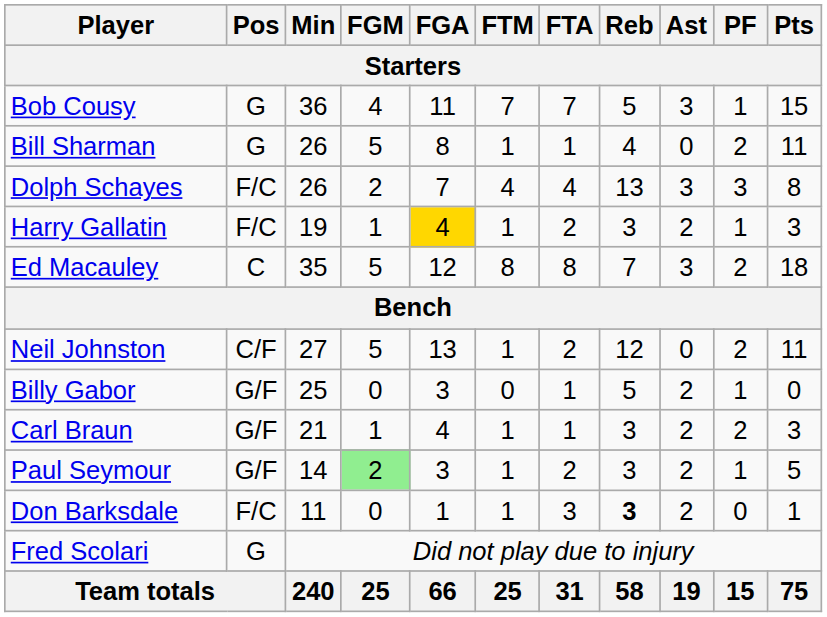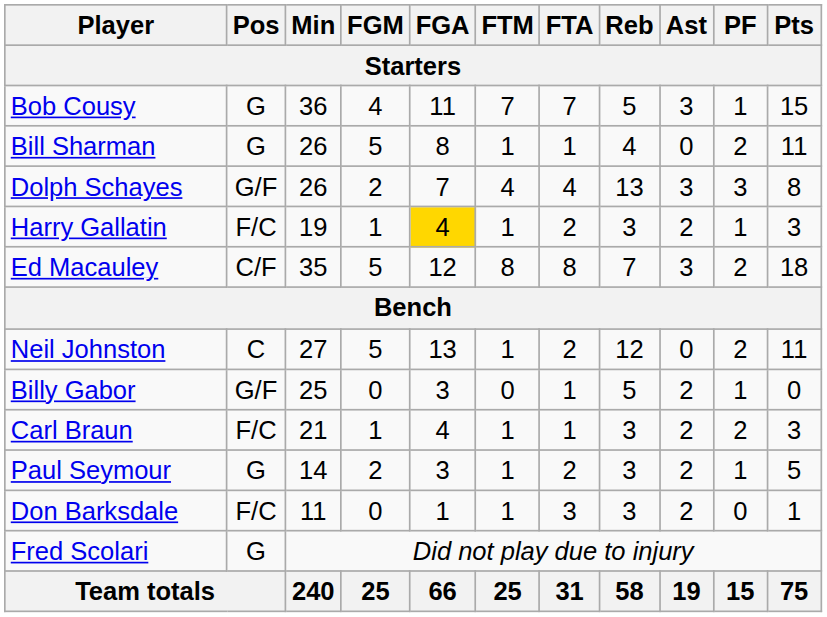(256, 187) F/C -> (256, 187) G/F
(256, 268) C -> (256, 268) C/F
(256, 349) C/F -> (256, 349) C
(256, 429) G/F -> (256, 429) F/C
(256, 470) G/F -> (256, 470) G
(375, 470) lightgreen background -> (375, 470) no background
(629, 510) bold -> (629, 510) normal
